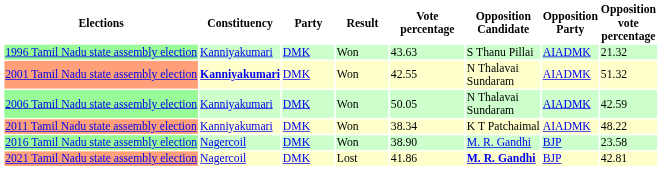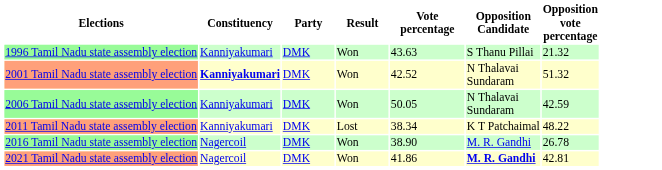- column: (570, 23)
(404, 74) 42.55 -> (404, 74) 42.52
(348, 126) Won -> (347, 126) Lost
(614, 142) 23.58 -> (556, 142) 26.78
(347, 158) Lost -> (348, 158) Won
